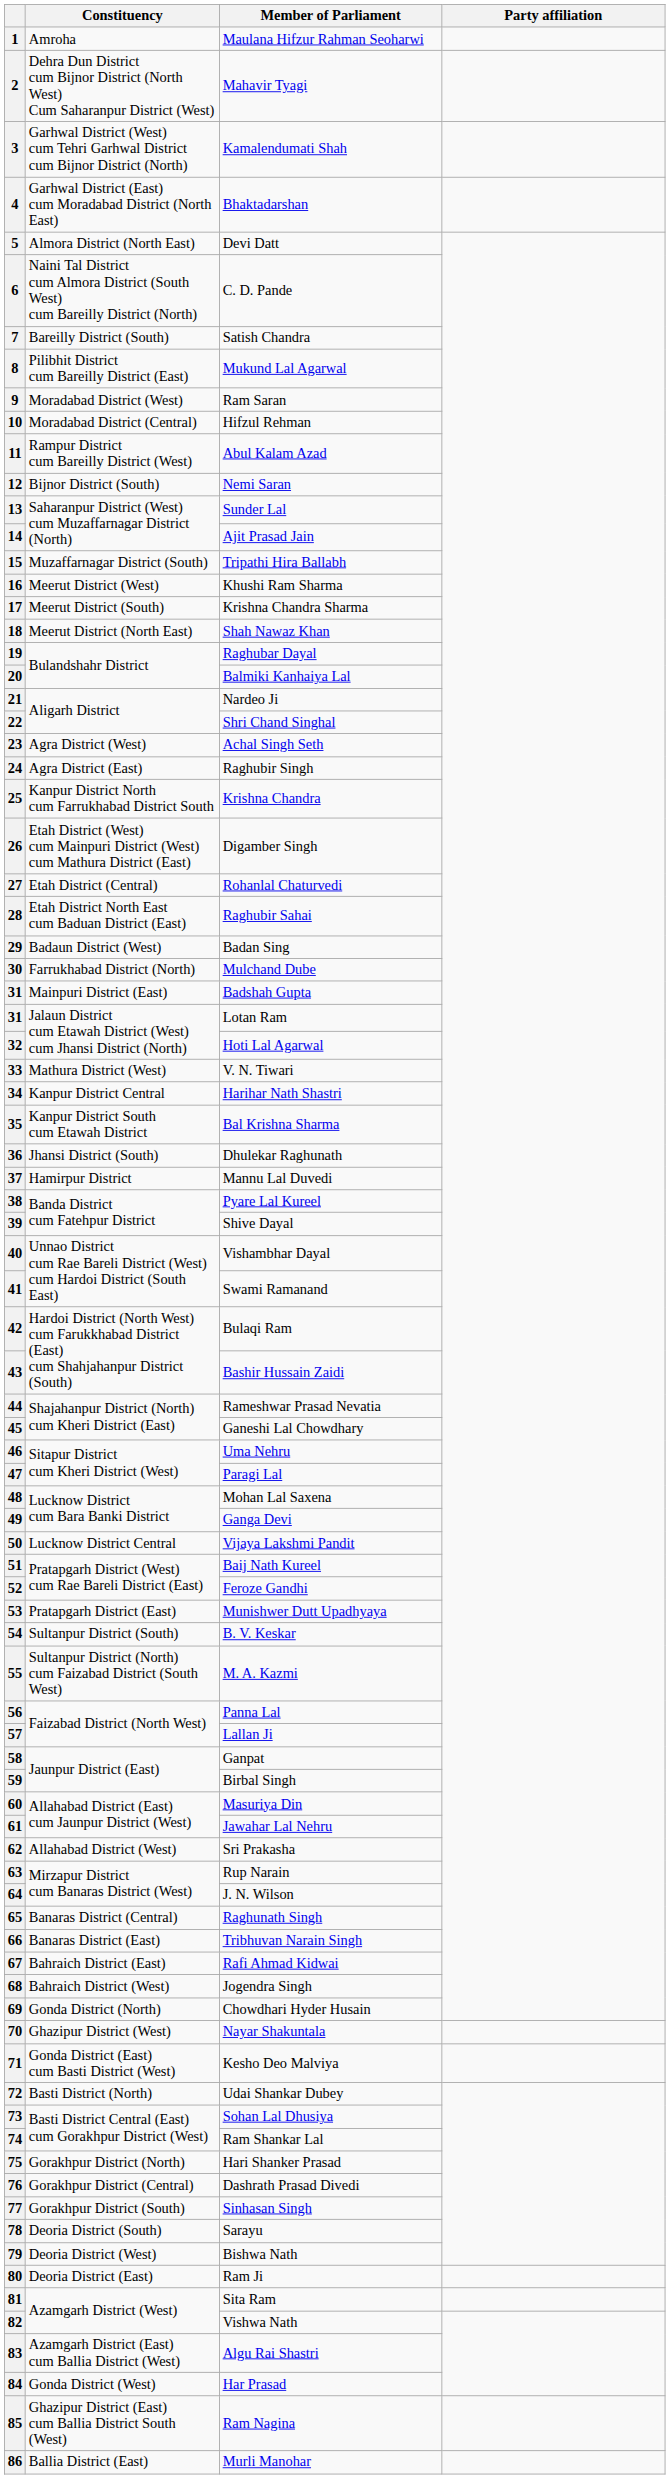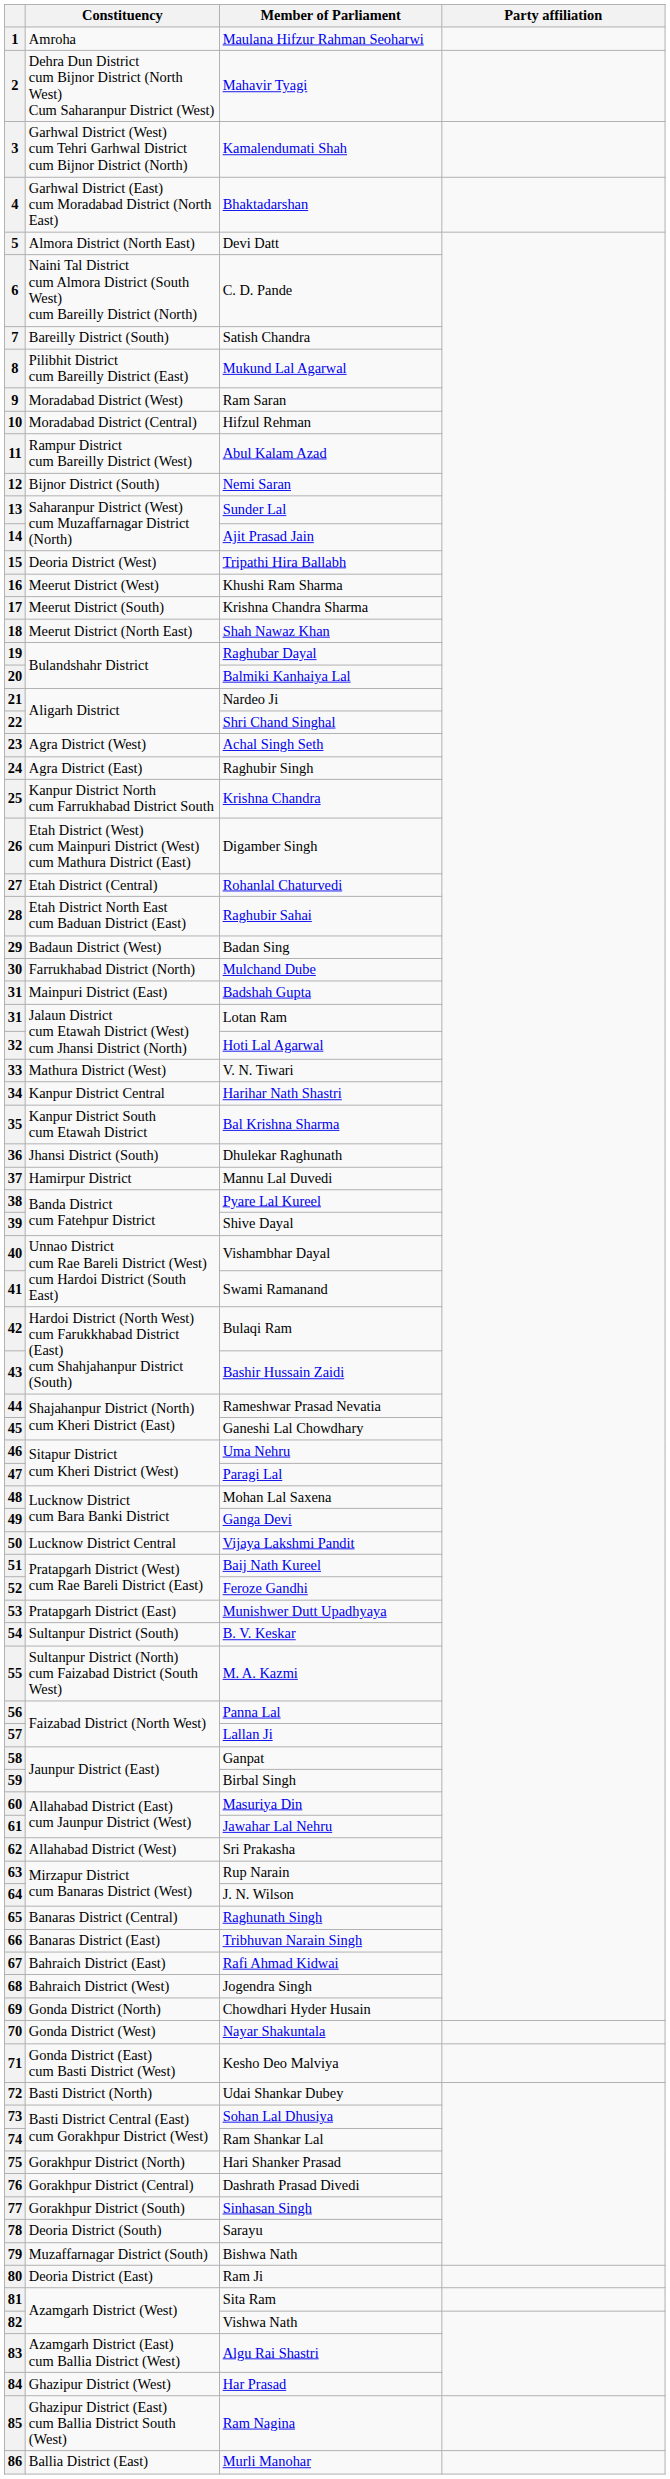(118, 562) Muzaffarnagar District (South) -> (93, 562) Deoria District (West)
(100, 2032) Ghazipur District (West) -> (92, 2032) Gonda District (West)
(93, 2253) Deoria District (West) -> (118, 2253) Muzaffarnagar District (South)
(92, 2384) Gonda District (West) -> (100, 2384) Ghazipur District (West)
